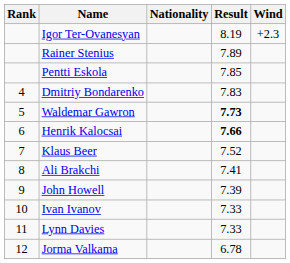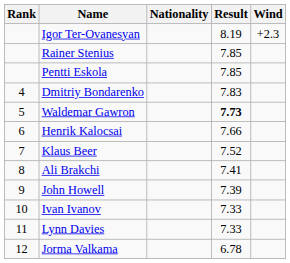(231, 53) 7.89 -> (231, 53) 7.85
(231, 131) bold -> (231, 131) normal
